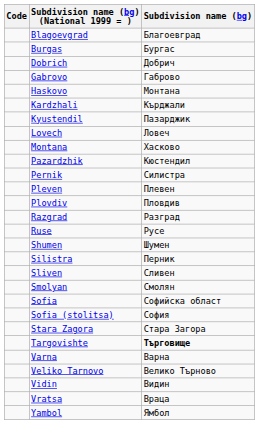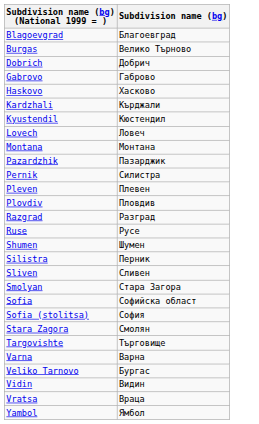- column: (17, 16)
(159, 49) Бургас -> (155, 49) Велико Търново
(162, 91) Монтана -> (137, 91) Хасково
(167, 119) Пазарджик -> (142, 119) Кюстендил
(162, 147) Хасково -> (137, 147) Монтана
(167, 161) Кюстендил -> (142, 161) Пазарджик
(159, 287) Смолян -> (150, 287) Стара Загора
(175, 329) Стара Загора -> (134, 329) Смолян
(167, 343) bold -> (142, 343) normal
(180, 371) Велико Търново -> (134, 371) Бургас
